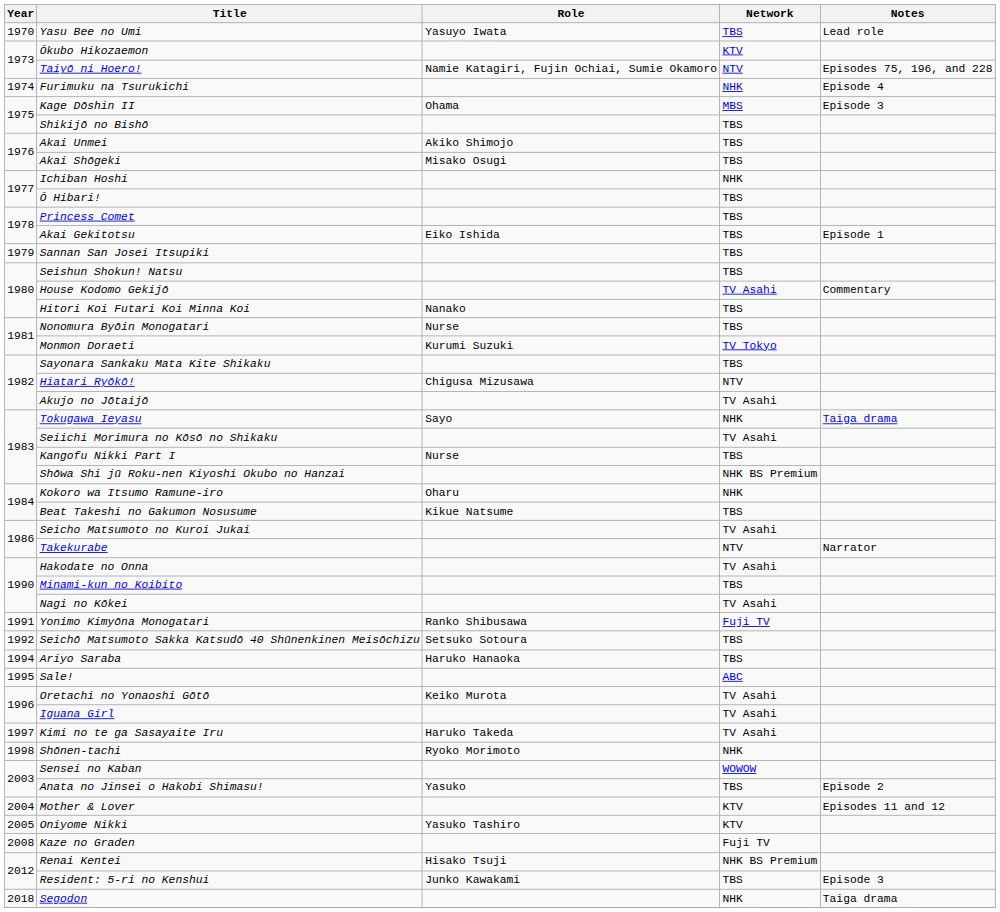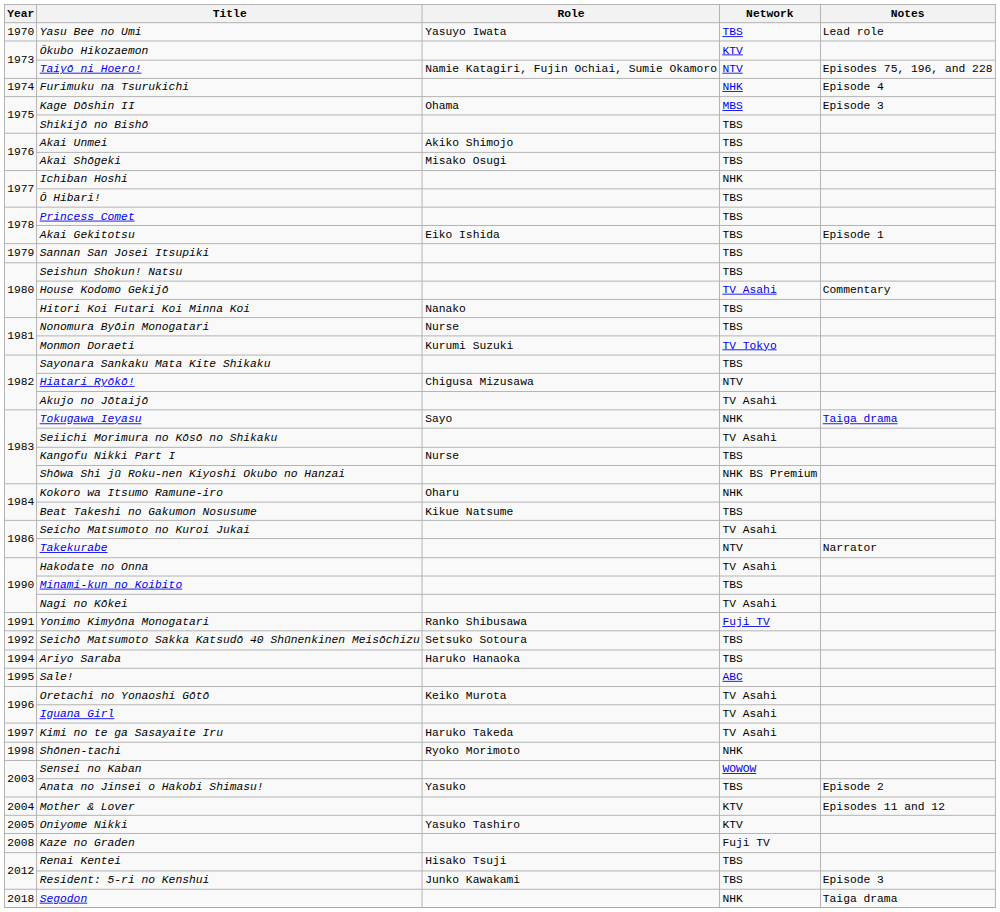(770, 862) NHK BS Premium -> (733, 862) TBS
